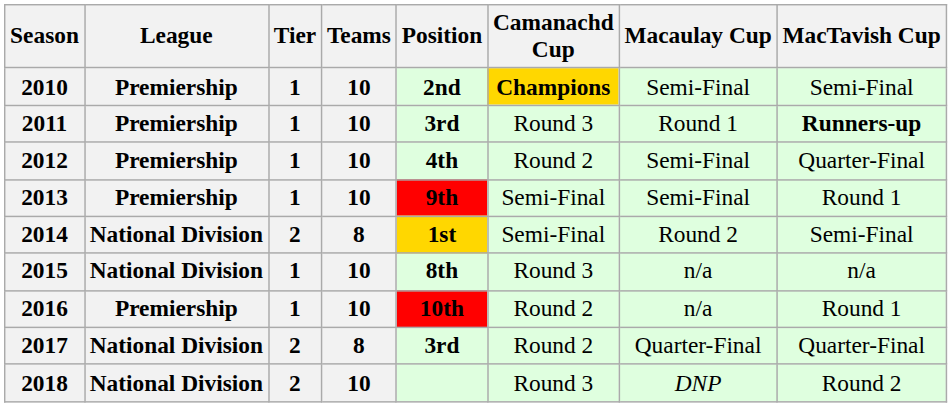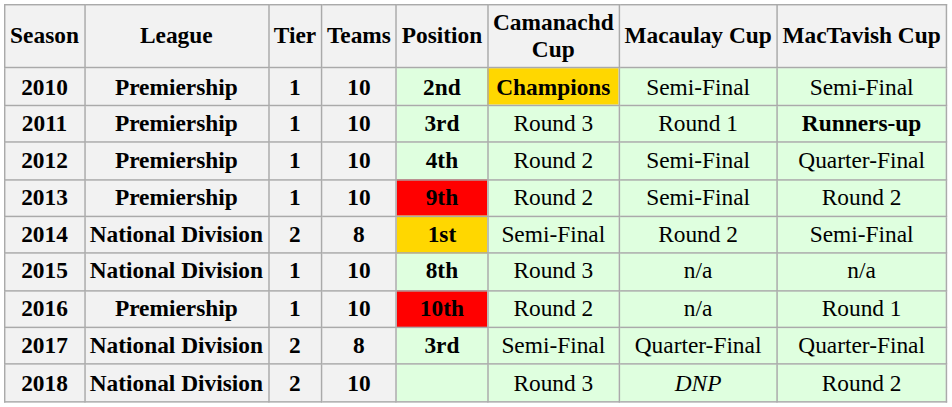(553, 197) Semi-Final -> (553, 197) Round 2
(862, 197) Round 1 -> (862, 197) Round 2
(553, 345) Round 2 -> (553, 345) Semi-Final
